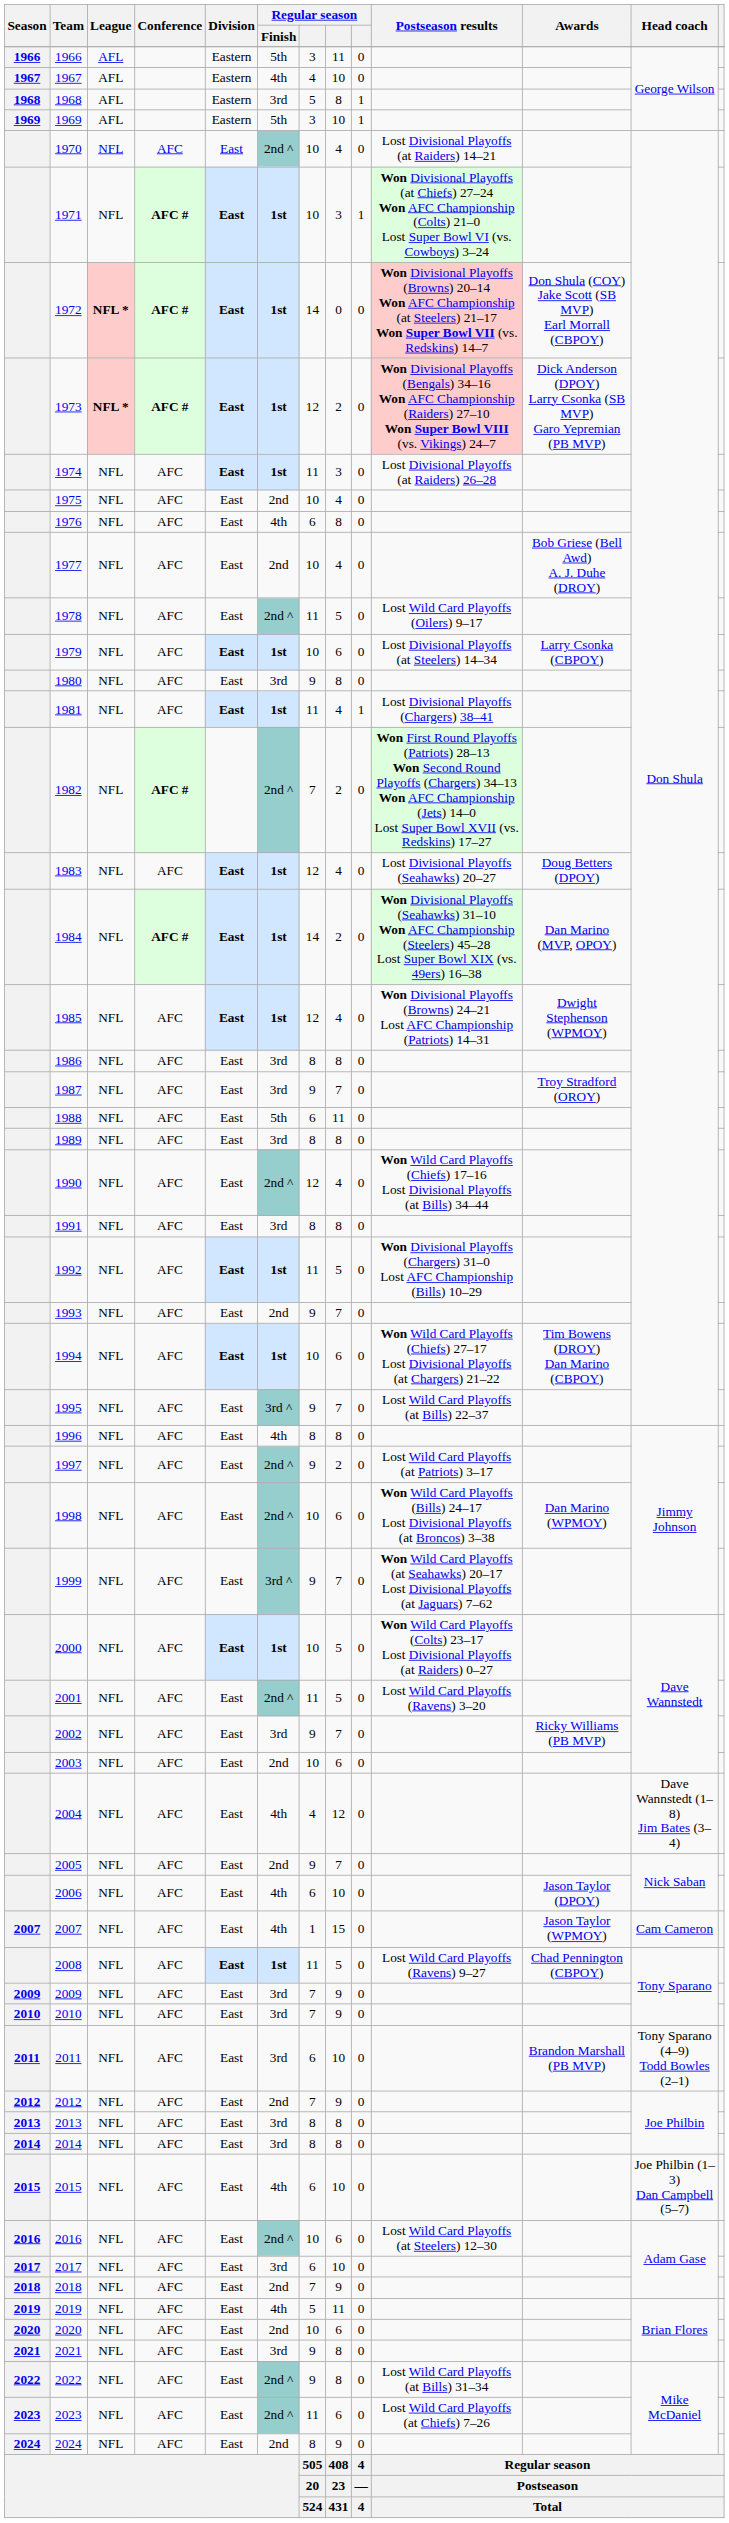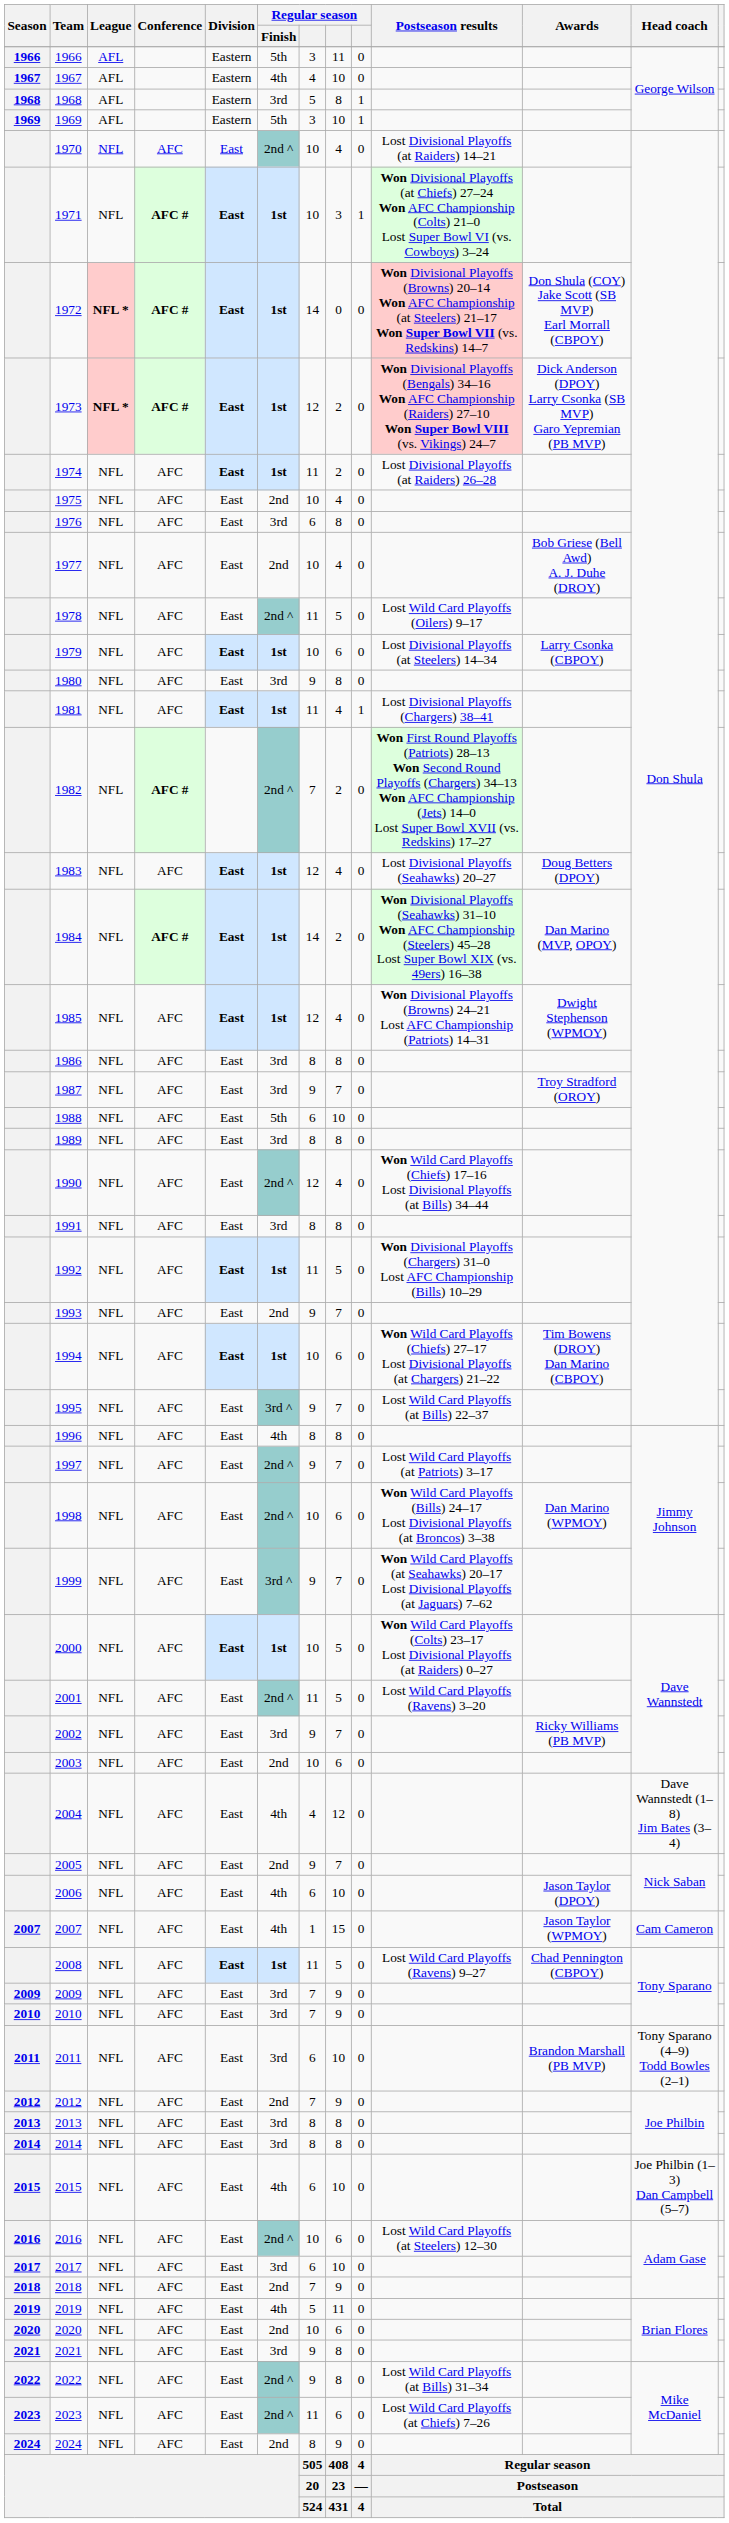(338, 472) 3 -> (338, 472) 2
(279, 521) 4th -> (279, 521) 3rd
(338, 1118) 11 -> (338, 1118) 10
(338, 1464) 2 -> (338, 1464) 7
